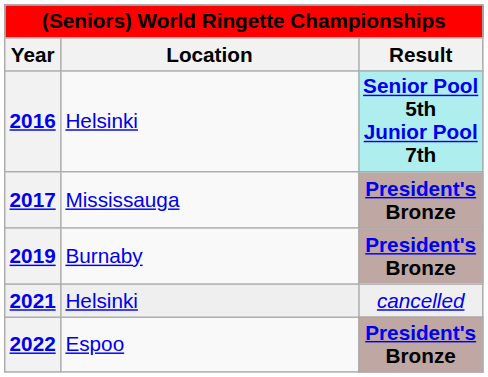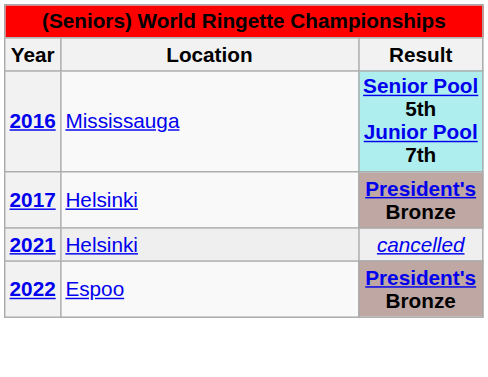(102, 122) Helsinki -> (122, 122) Mississauga
(122, 200) Mississauga -> (102, 200) Helsinki
- row: (33, 256)
